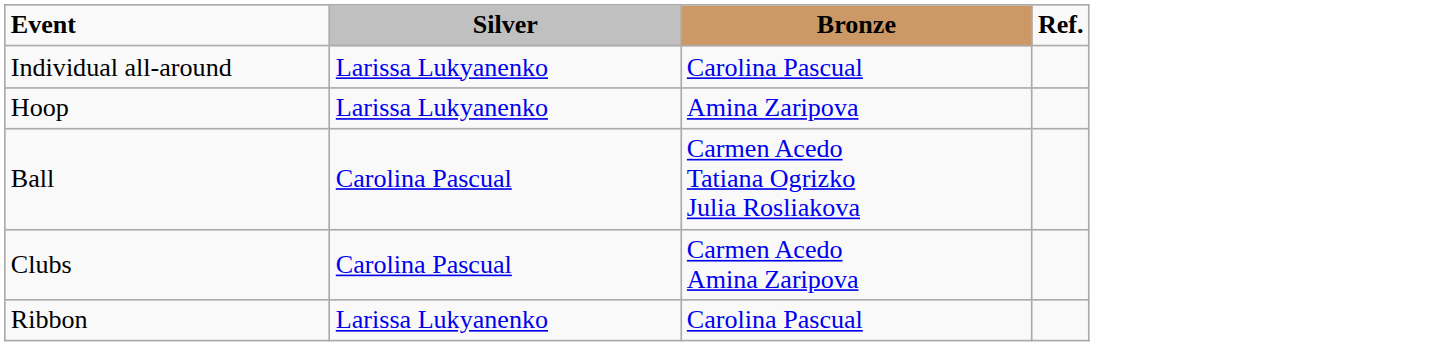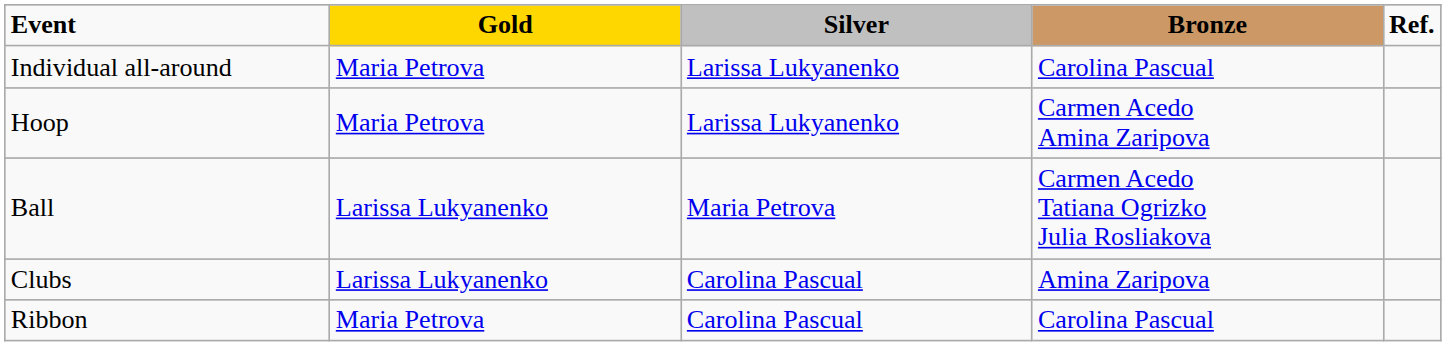+ column: (505, 25)
(773, 107) Amina Zaripova -> (1124, 122) Carmen Acedo Amina Zaripova
(424, 178) Carolina Pascual -> (761, 207) Maria Petrova
(773, 263) Carmen Acedo Amina Zaripova -> (1124, 278) Amina Zaripova
(442, 320) Larissa Lukyanenko -> (775, 320) Carolina Pascual
